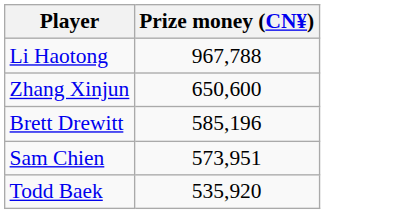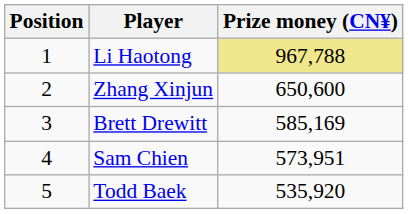+ column: (47, 21)
(227, 55) no background -> (310, 55) khaki background
(227, 123) 585,196 -> (310, 123) 585,169
